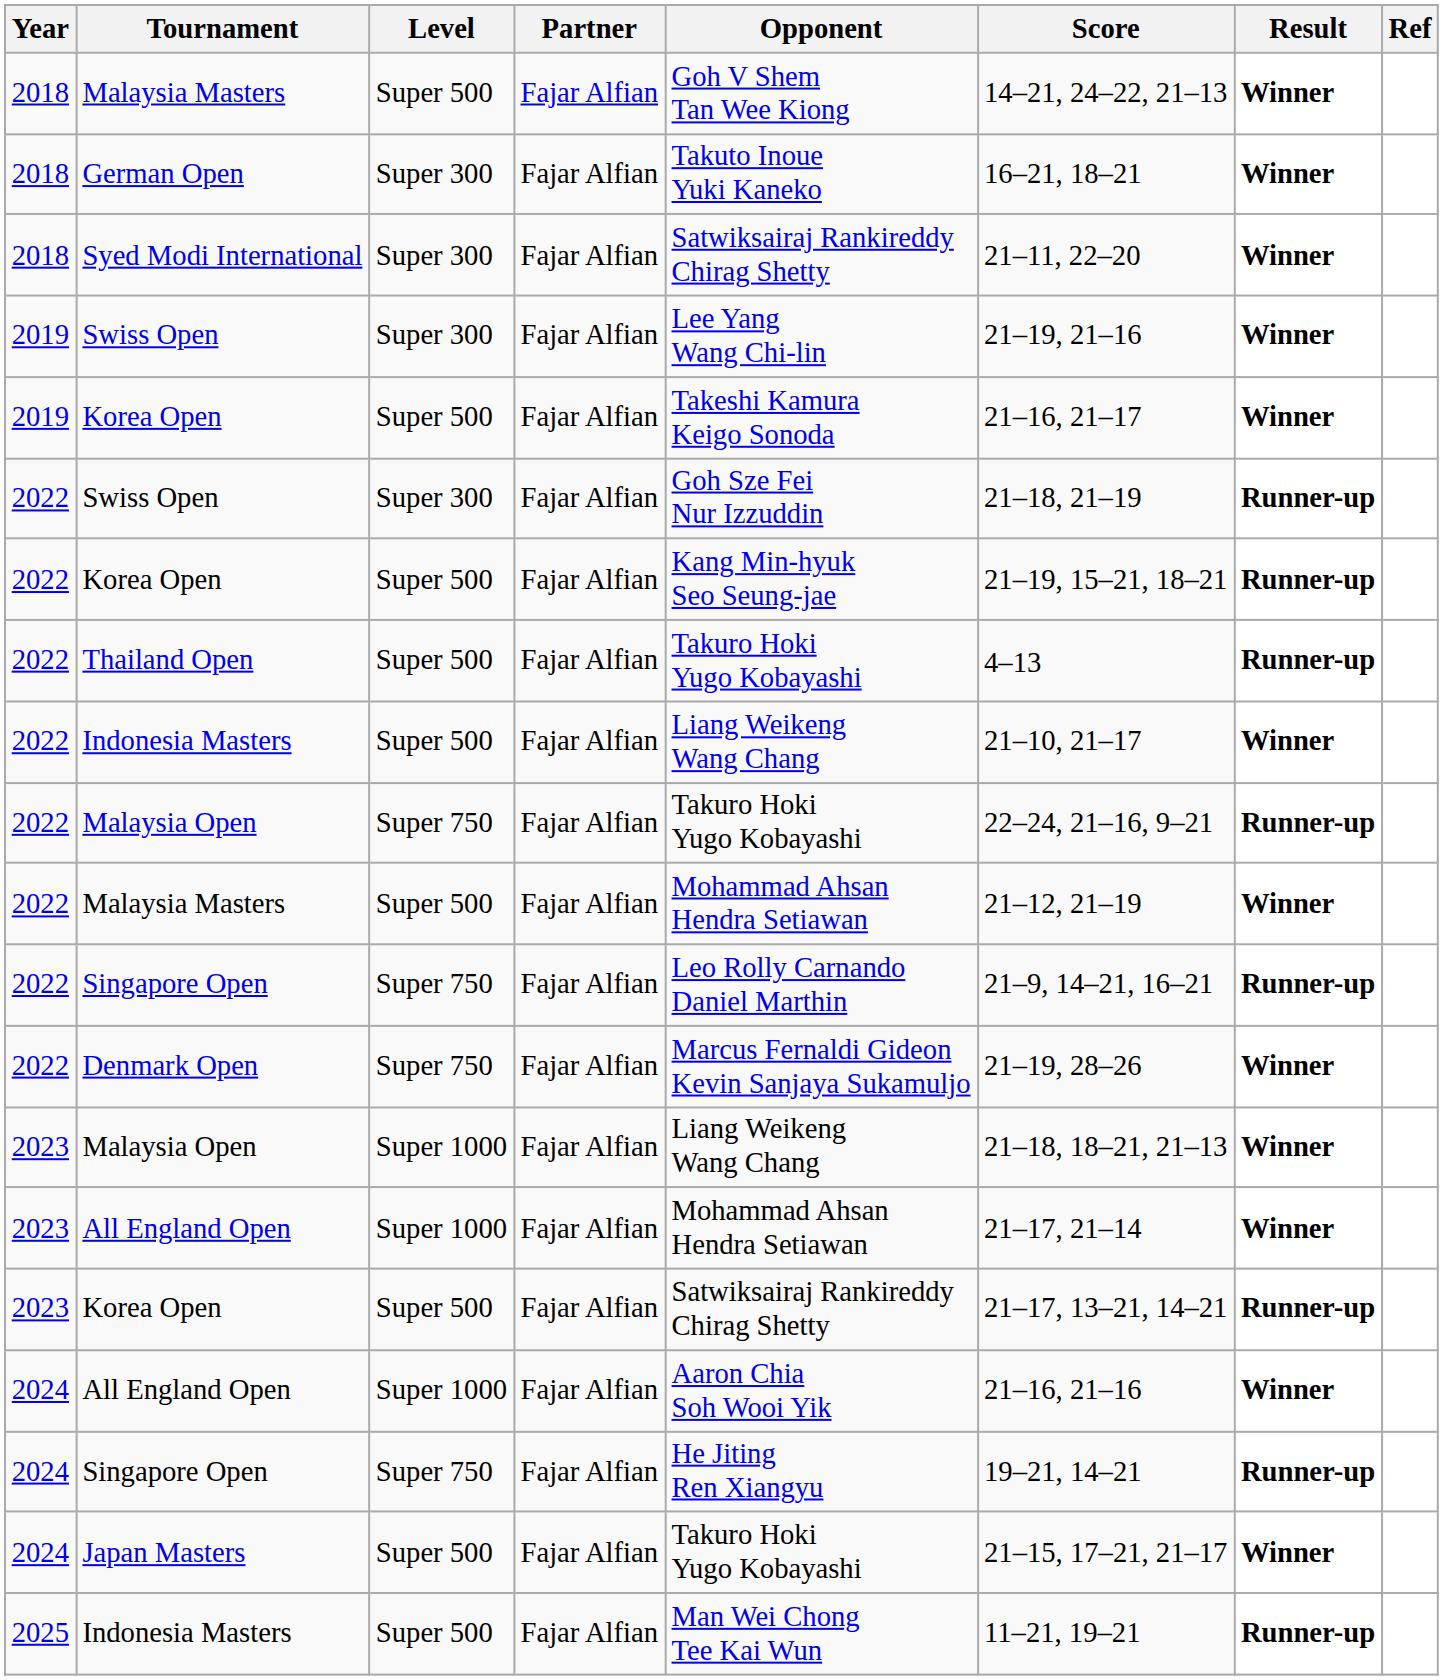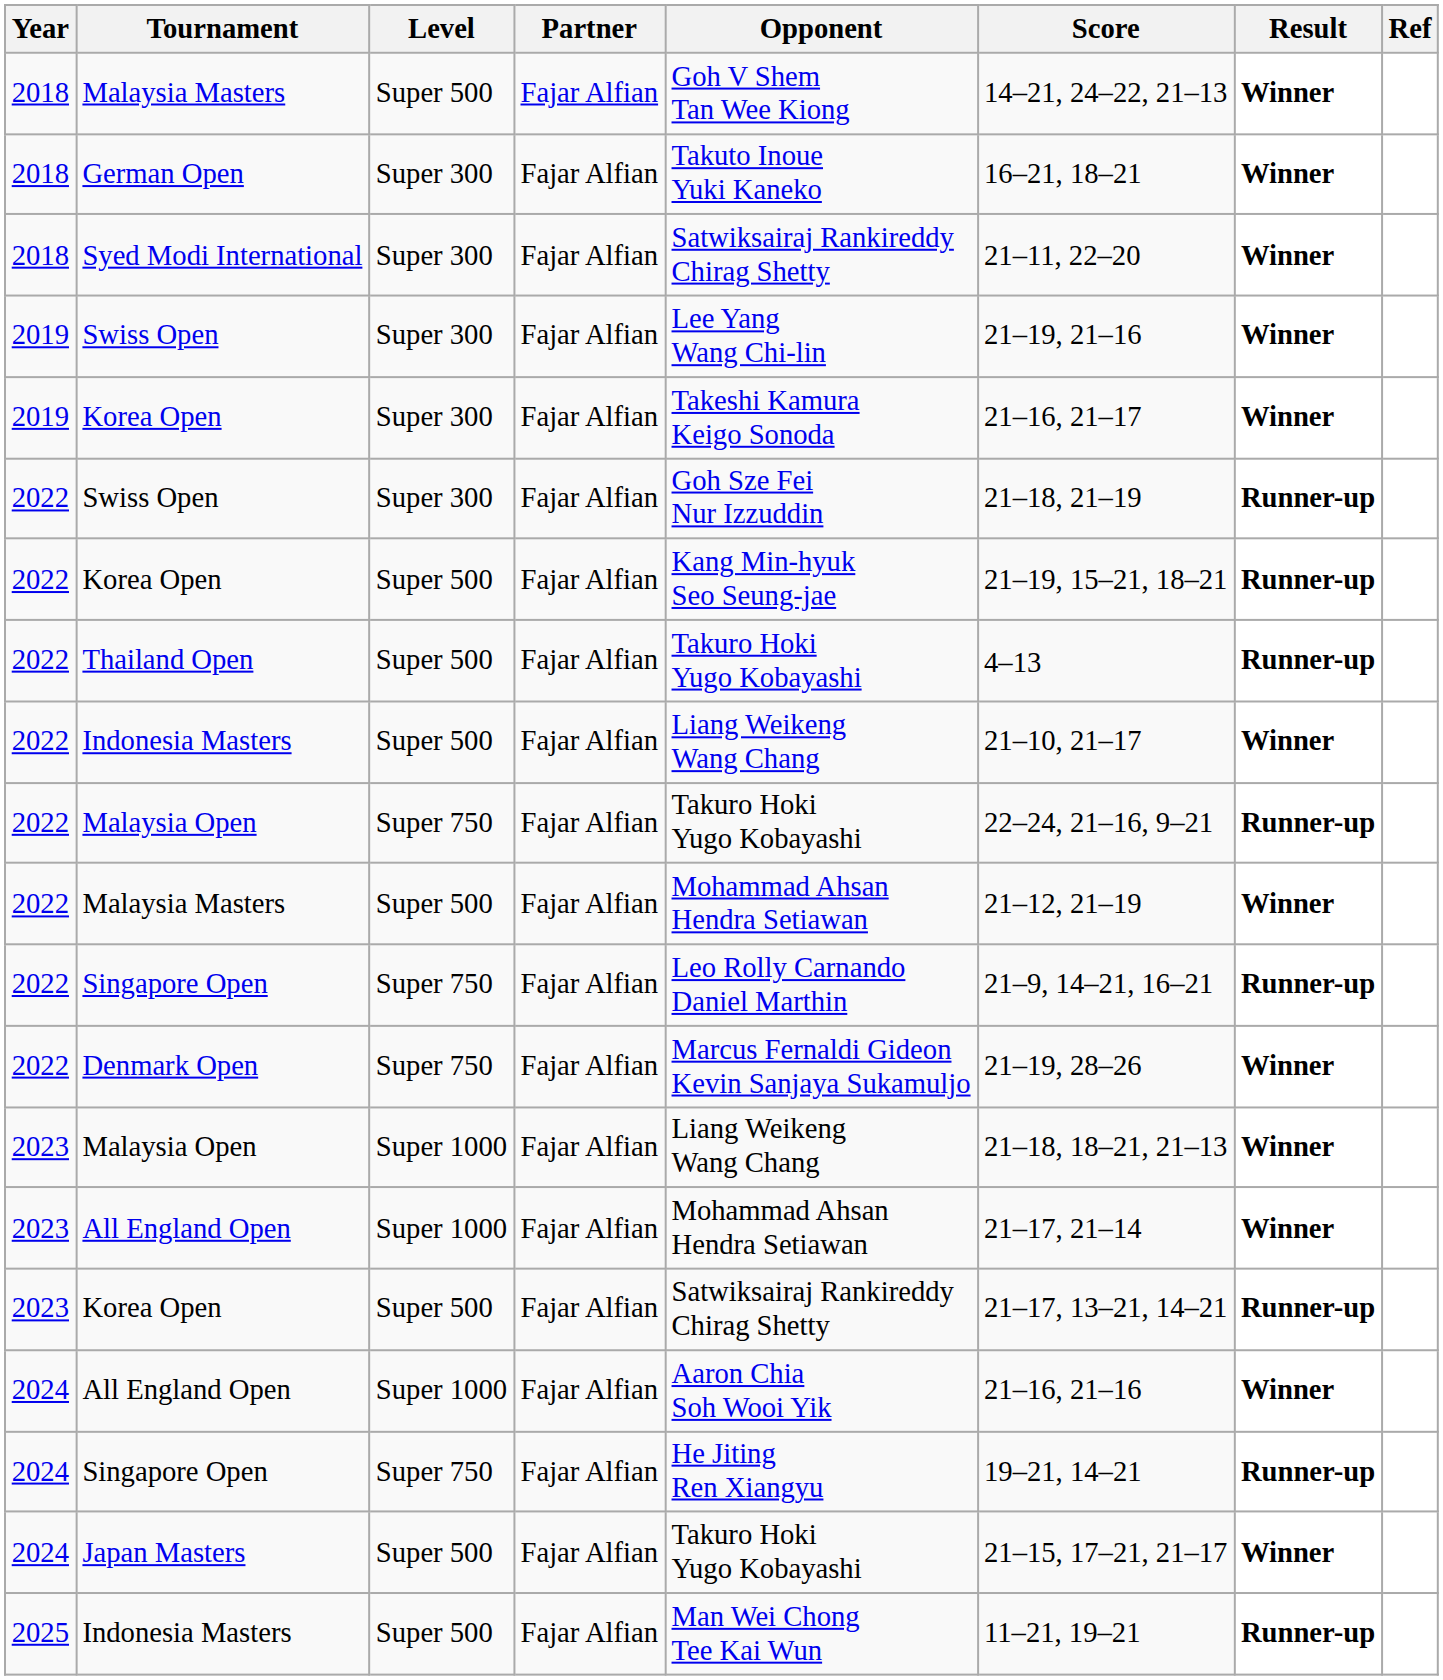(434, 417) Super 500 -> (434, 417) Super 300
